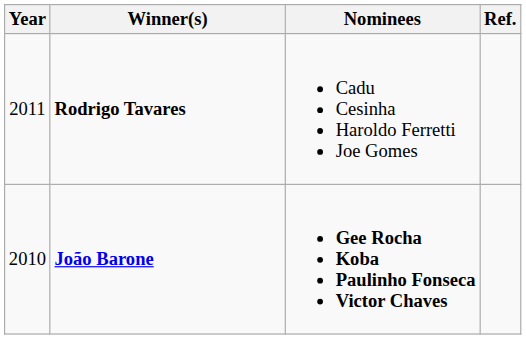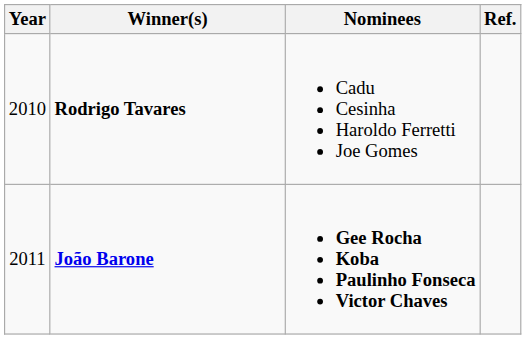(27, 108) 2011 -> (27, 108) 2010
(27, 259) 2010 -> (27, 259) 2011
